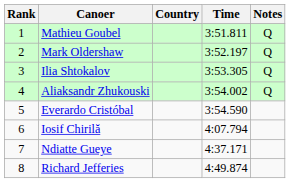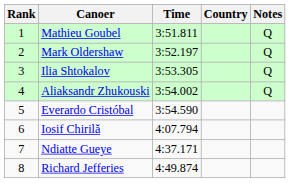columns swapped: (177, 14) <-> (226, 14)
